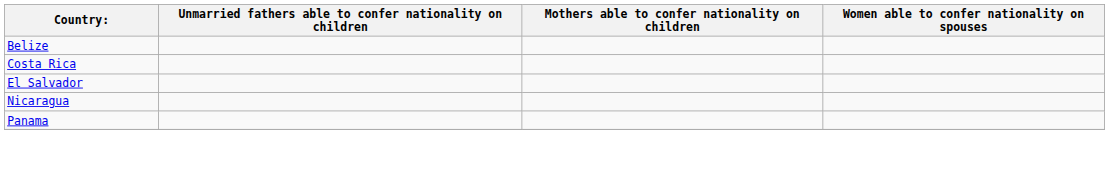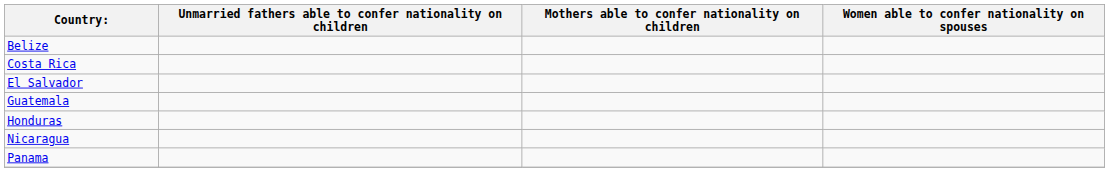+ row: (38, 102)
+ row: (35, 120)
